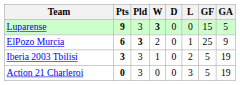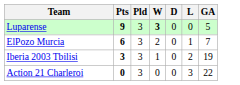- column: (207, 12)
(140, 42) bold -> (140, 42) normal
(226, 42) 9 -> (208, 42) 7
(226, 73) 19 -> (208, 73) 22
